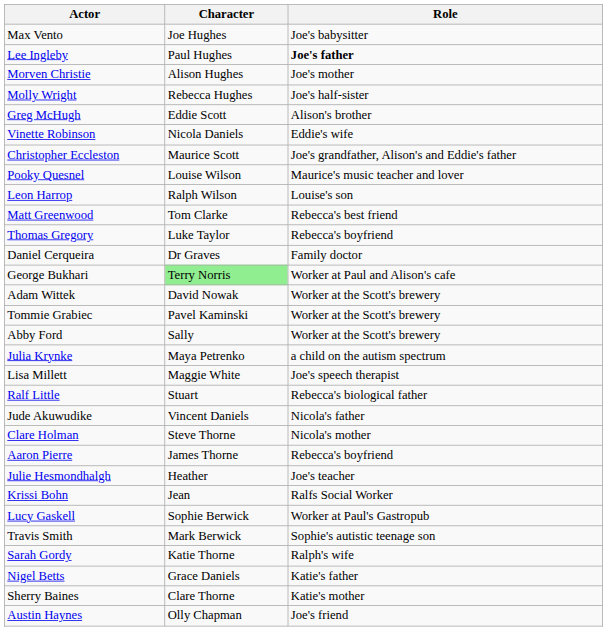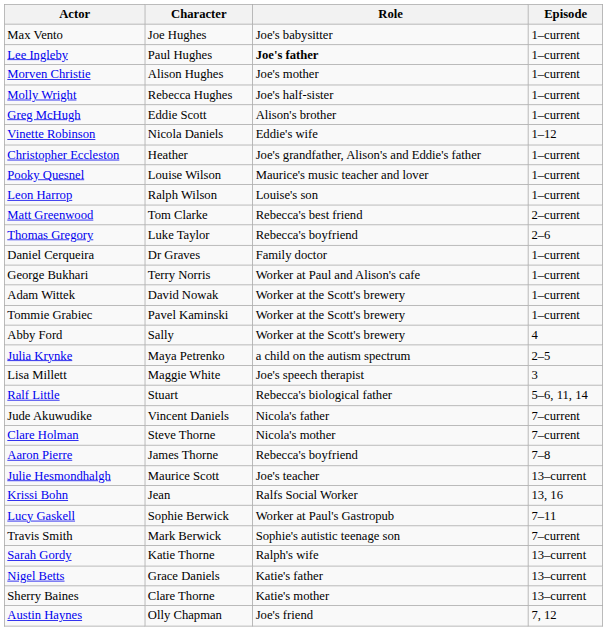+ column: (566, 14)
(203, 154) Maurice Scott -> (168, 154) Heather
(199, 275) lightgreen background -> (179, 275) no background
(188, 475) Heather -> (183, 475) Maurice Scott
